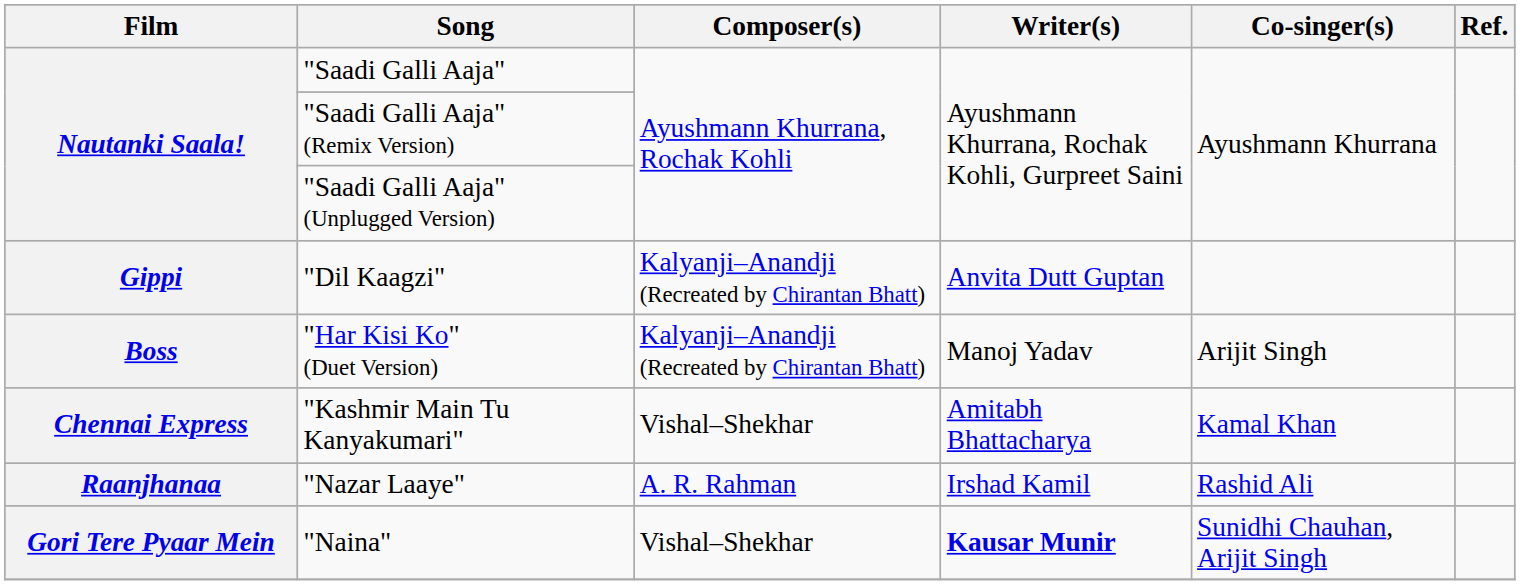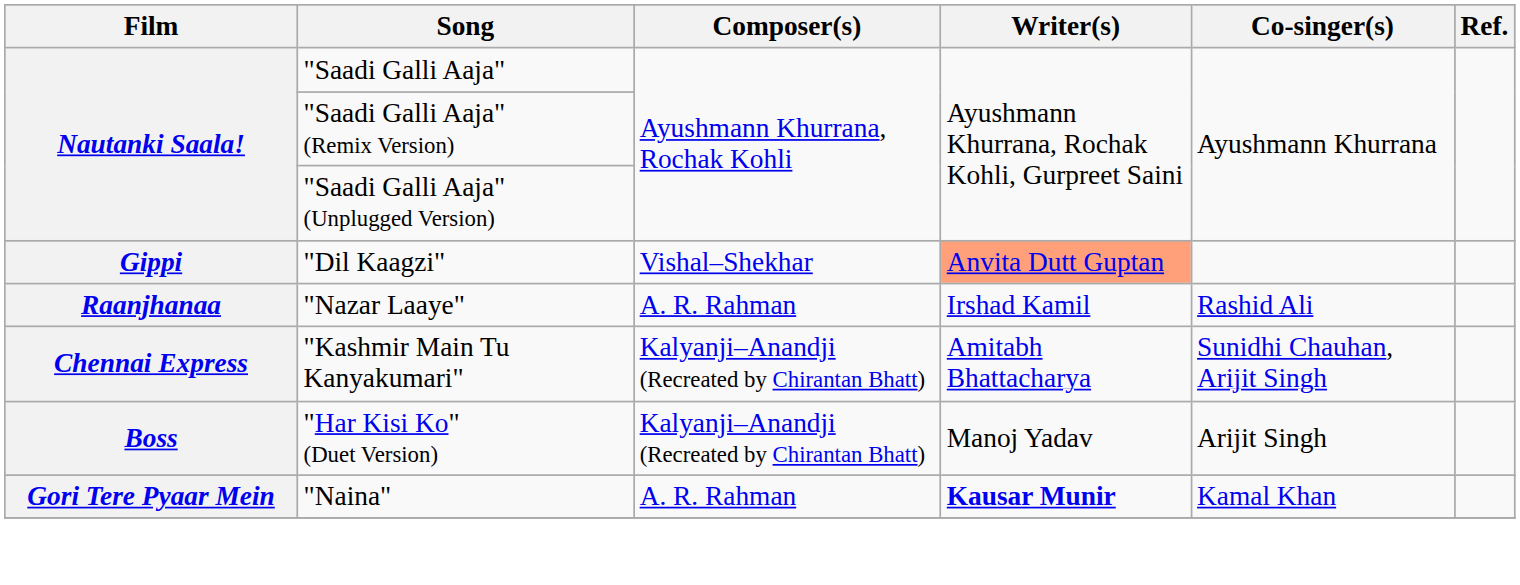(782, 276) Kalyanji–Anandji (Recreated by Chirantan Bhatt) -> (726, 261) Vishal–Shekhar
(1055, 276) no background -> (1055, 261) lightsalmon background
rows swapped: (384, 483) <-> (382, 350)
(726, 425) Vishal–Shekhar -> (782, 363) Kalyanji–Anandji (Recreated by Chirantan Bhatt)
(1267, 425) Kamal Khan -> (1295, 363) Sunidhi Chauhan, Arijit Singh
(726, 542) Vishal–Shekhar -> (718, 496) A. R. Rahman
(1295, 542) Sunidhi Chauhan, Arijit Singh -> (1267, 496) Kamal Khan
